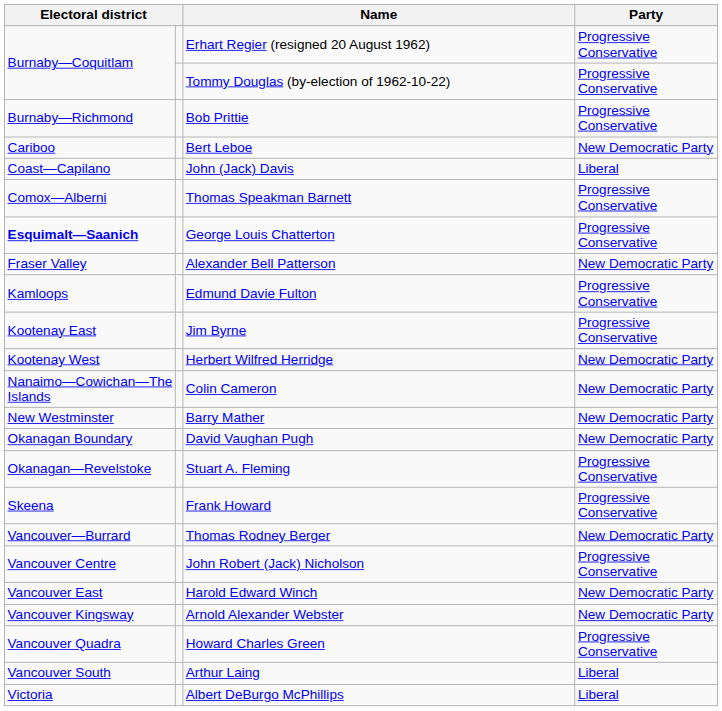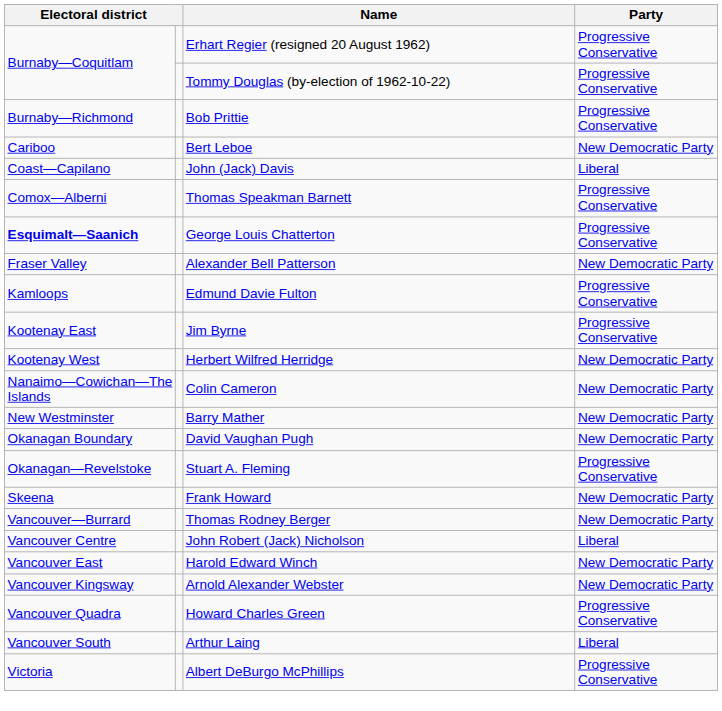(618, 505) Progressive Conservative -> (646, 498) New Democratic Party
(618, 564) Progressive Conservative -> (598, 541) Liberal
(598, 694) Liberal -> (618, 672) Progressive Conservative
